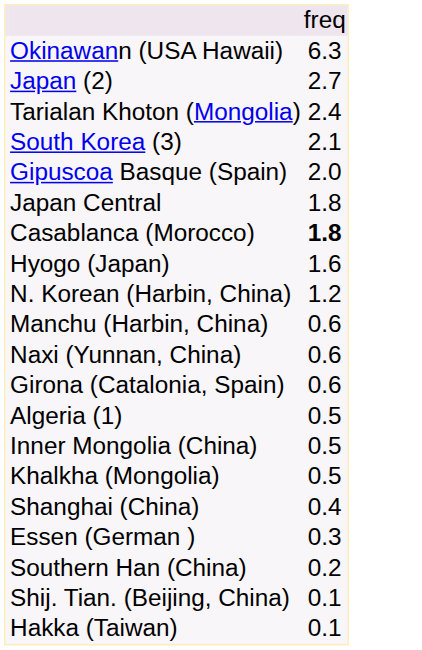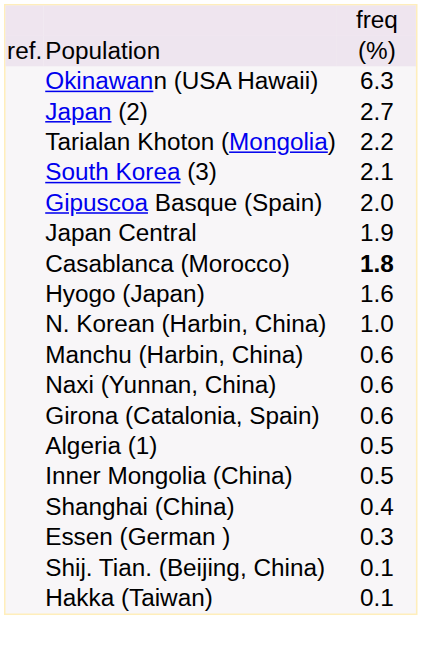+ row: (103, 50)
(325, 111) 2.4 -> (377, 142) 2.2
(325, 202) 1.8 -> (377, 233) 1.9
(325, 294) 1.2 -> (377, 324) 1.0
- row: (115, 476)
- row: (128, 567)
